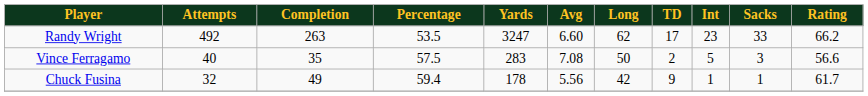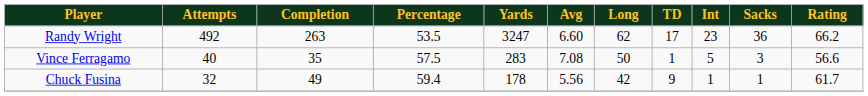(760, 36) 33 -> (760, 36) 36
(672, 58) 2 -> (672, 58) 1
